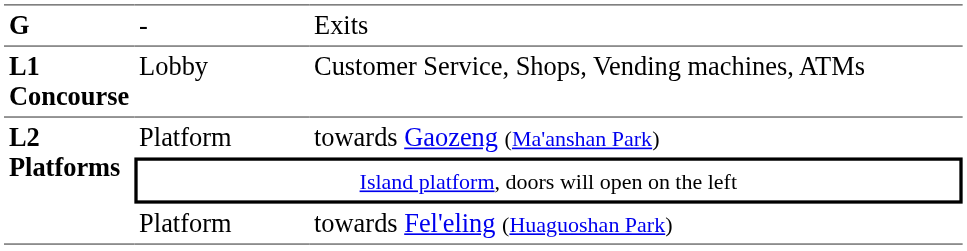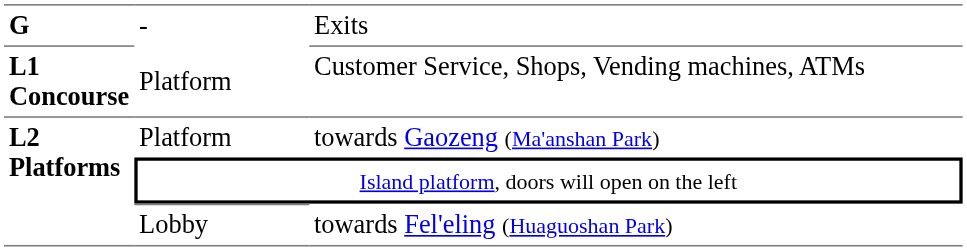(174, 66) Lobby -> (185, 80) Platform
(185, 223) Platform -> (174, 224) Lobby
